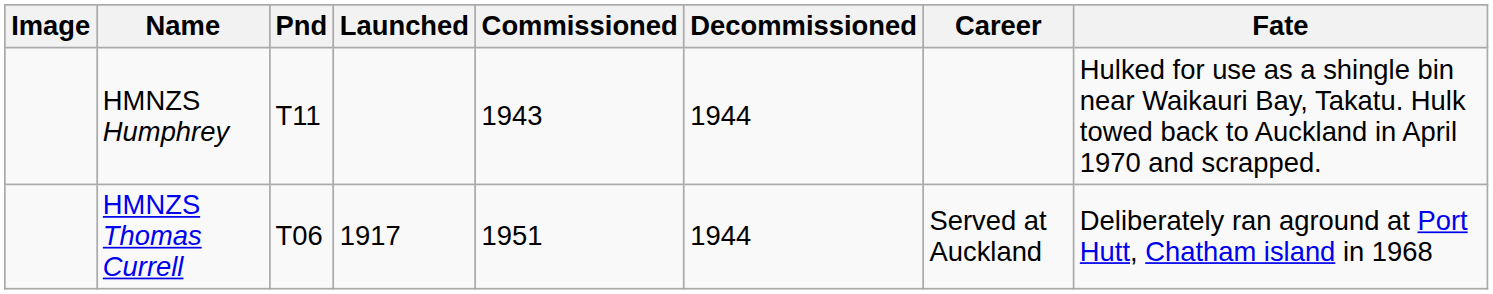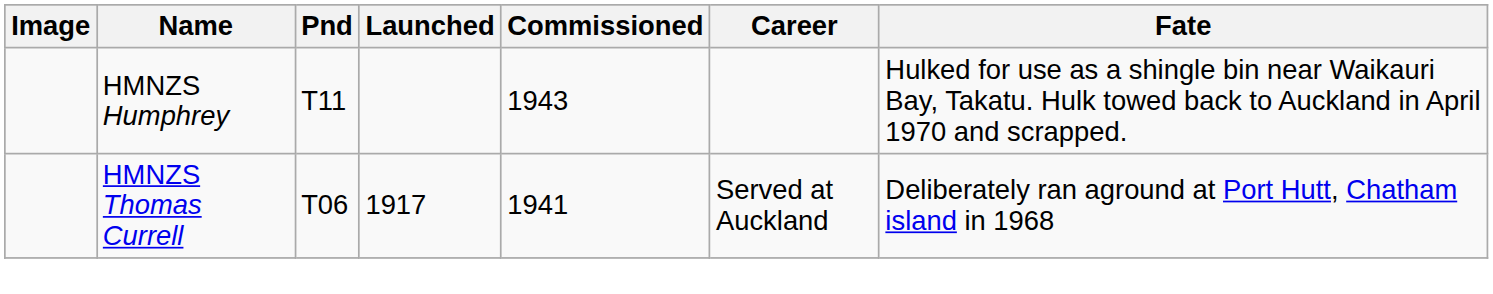- column: (804, 26)
(512, 236) 1951 -> (538, 205) 1941
